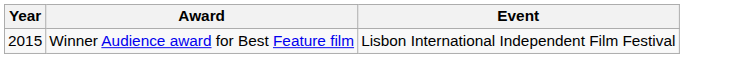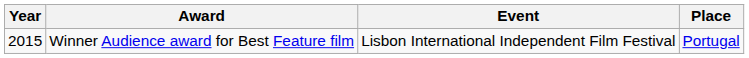+ column: (711, 16)
